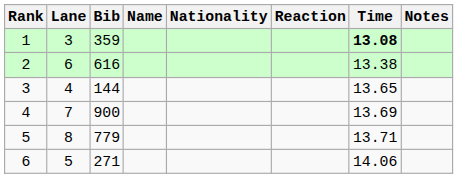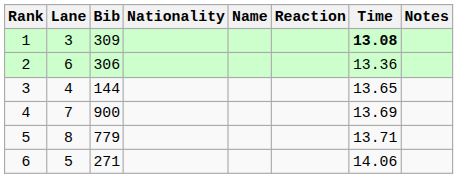columns swapped: (145, 17) <-> (219, 17)
(107, 41) 359 -> (107, 41) 309
(107, 65) 616 -> (107, 65) 306
(375, 65) 13.38 -> (375, 65) 13.36
